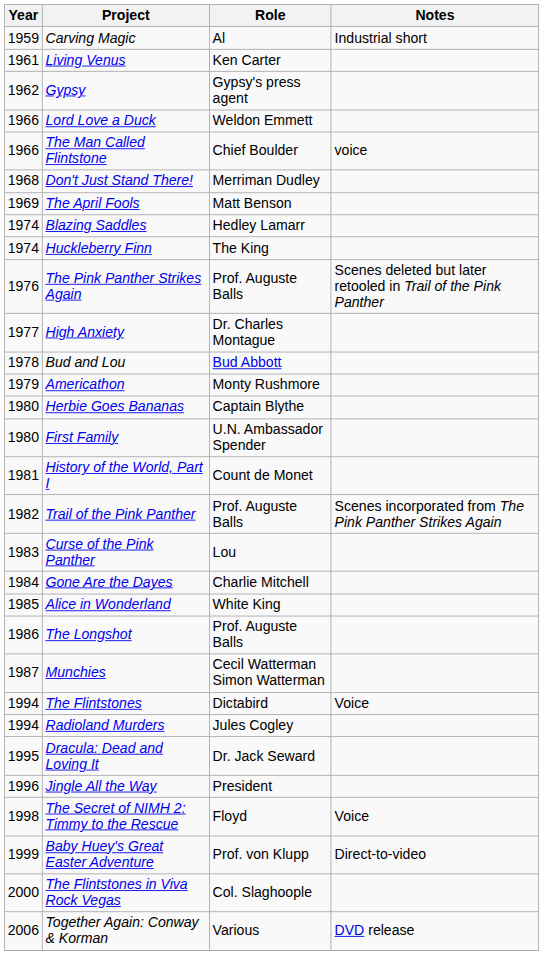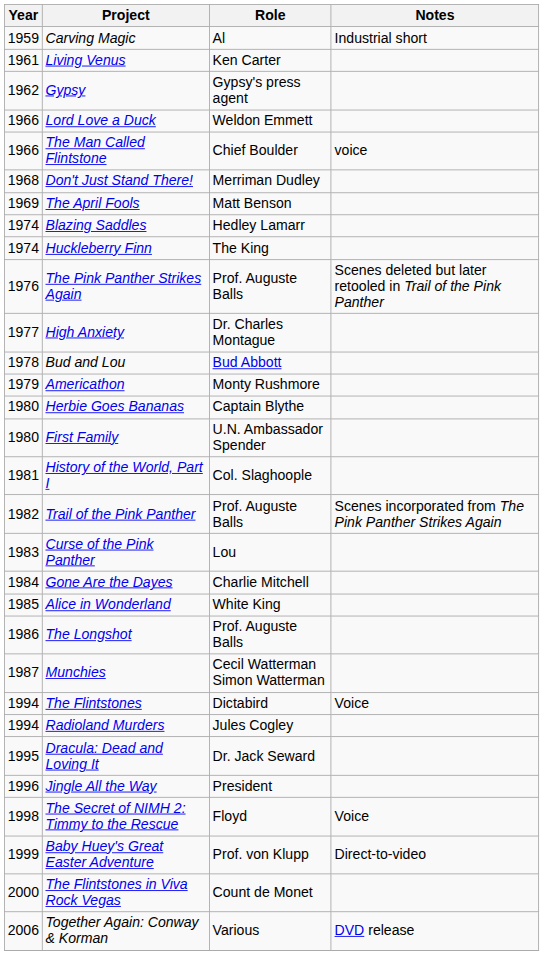(263, 475) Count de Monet -> (262, 475) Col. Slaghoople
(262, 892) Col. Slaghoople -> (263, 892) Count de Monet
